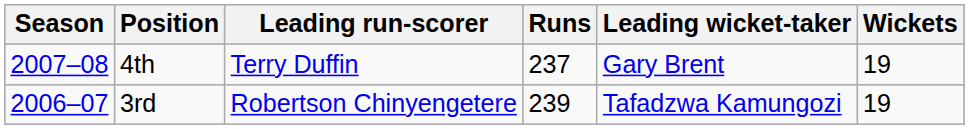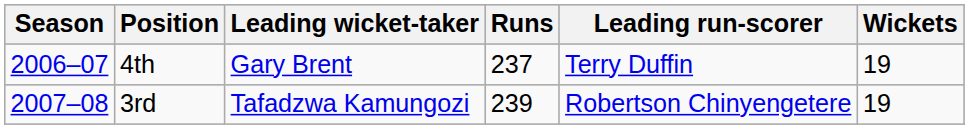columns swapped: (374, 24) <-> (727, 24)
(59, 64) 2007–08 -> (59, 64) 2006–07
(59, 104) 2006–07 -> (59, 104) 2007–08
